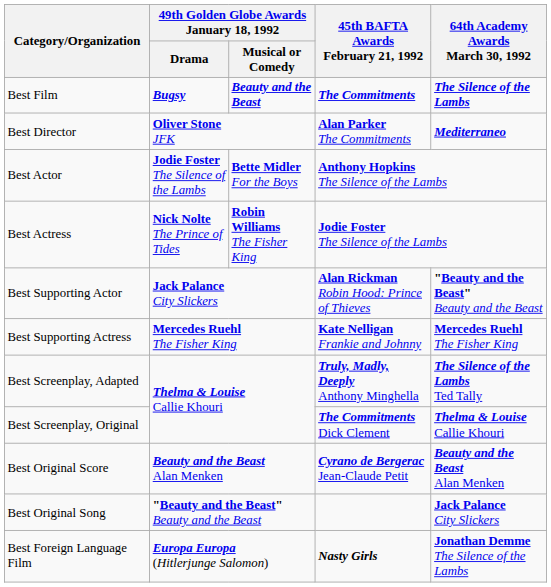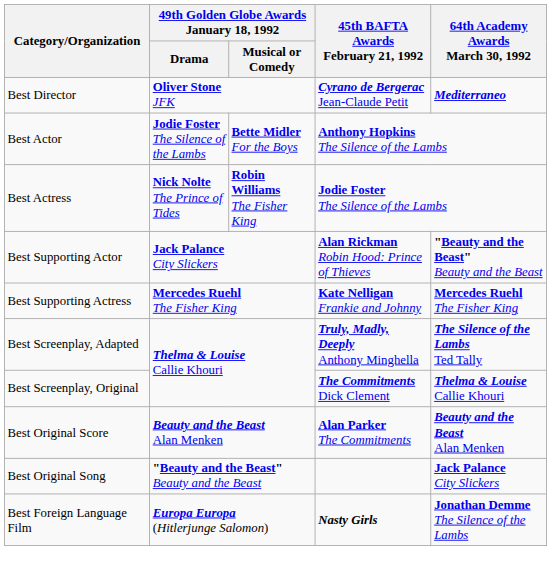- row: (33, 95)
(365, 131) Alan Parker The Commitments -> (371, 95) Cyrano de Bergerac Jean-Claude Petit
(371, 468) Cyrano de Bergerac Jean-Claude Petit -> (365, 432) Alan Parker The Commitments
